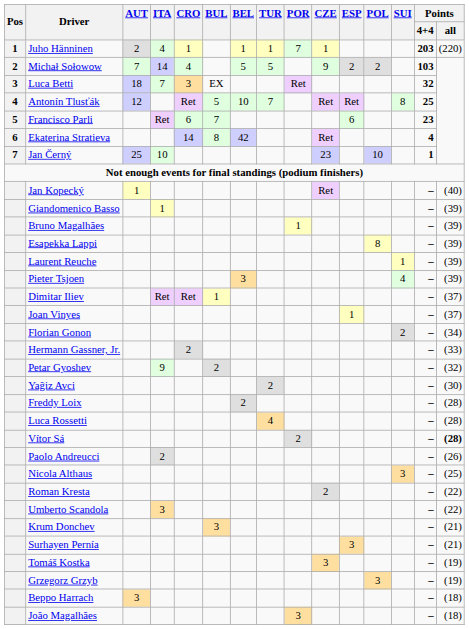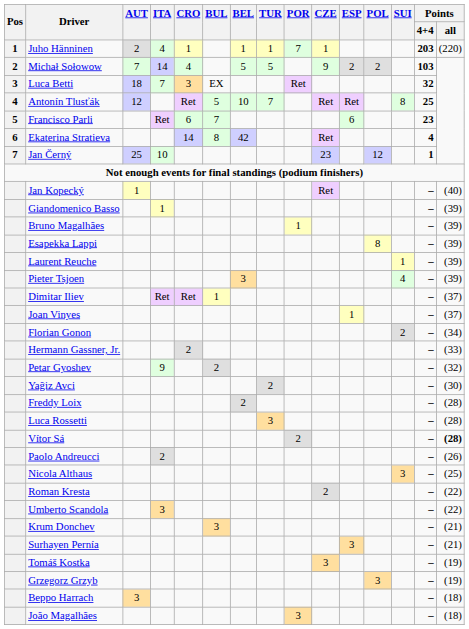(378, 154) 10 -> (378, 154) 12
(270, 420) 4 -> (270, 420) 3
